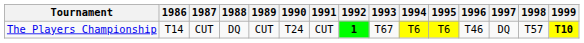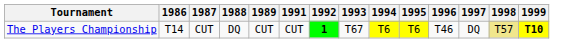- column: (294, 13)
(534, 30) no background -> (504, 30) khaki background
